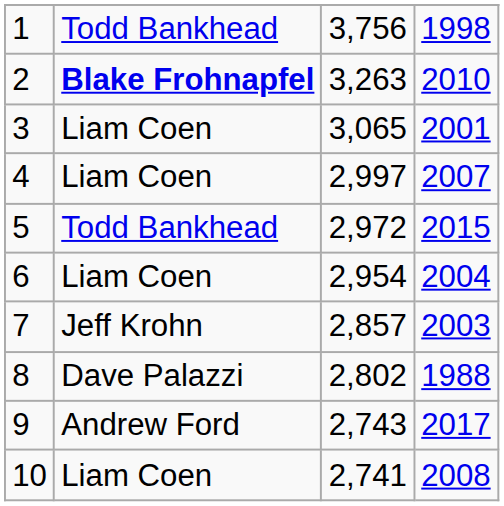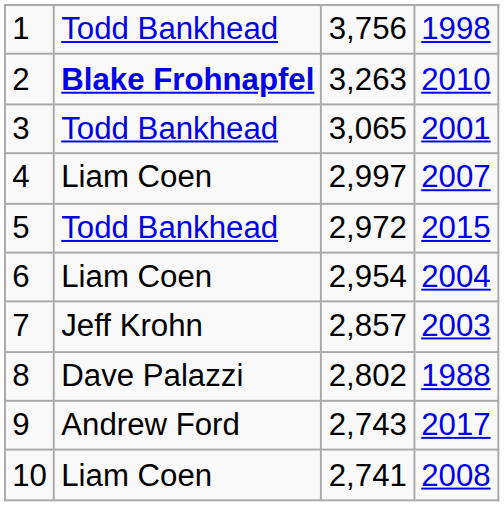(137, 128) Liam Coen -> (170, 128) Todd Bankhead
